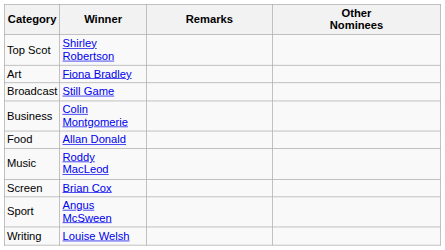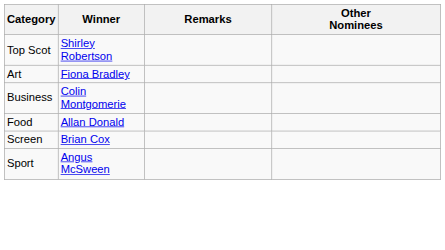- row: (32, 91)
- row: (22, 164)
- row: (24, 236)
